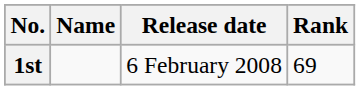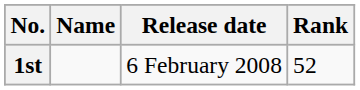(305, 64) 69 -> (305, 64) 52
